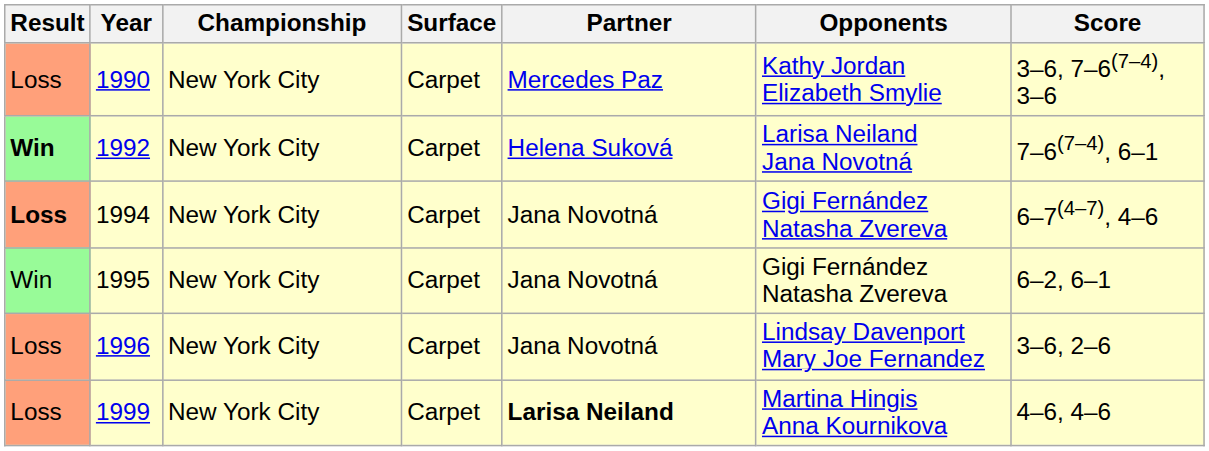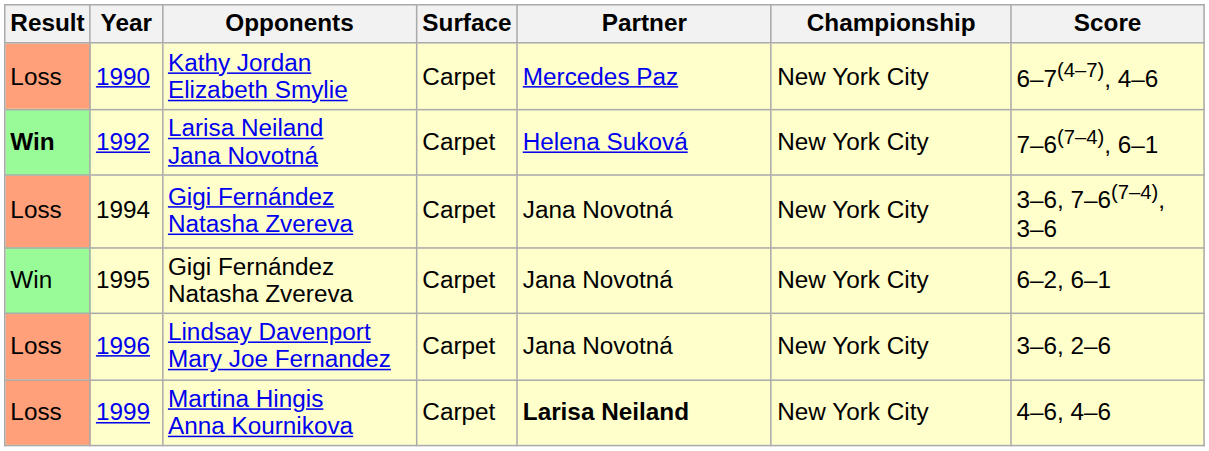columns swapped: (282, 23) <-> (884, 23)
(1091, 79) 3–6, 7–6(7–4), 3–6 -> (1087, 76) 6–7(4–7), 4–6
(39, 214) bold -> (36, 211) normal
(1087, 214) 6–7(4–7), 4–6 -> (1091, 211) 3–6, 7–6(7–4), 3–6
